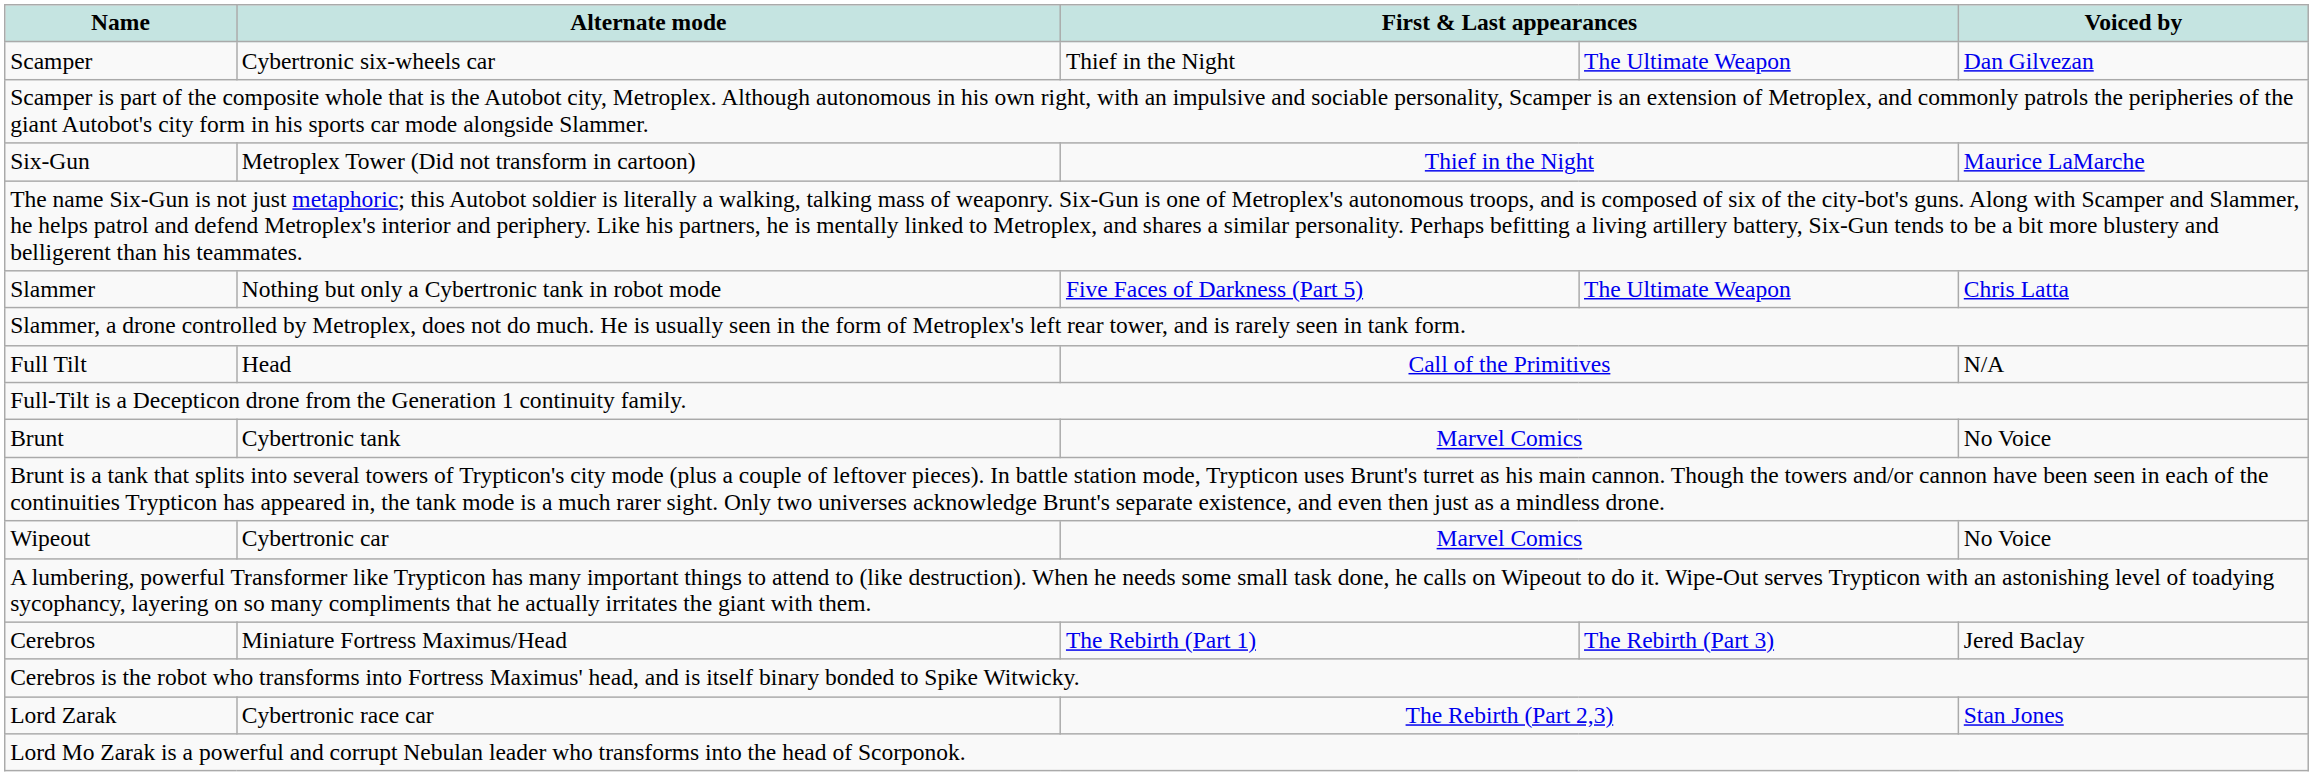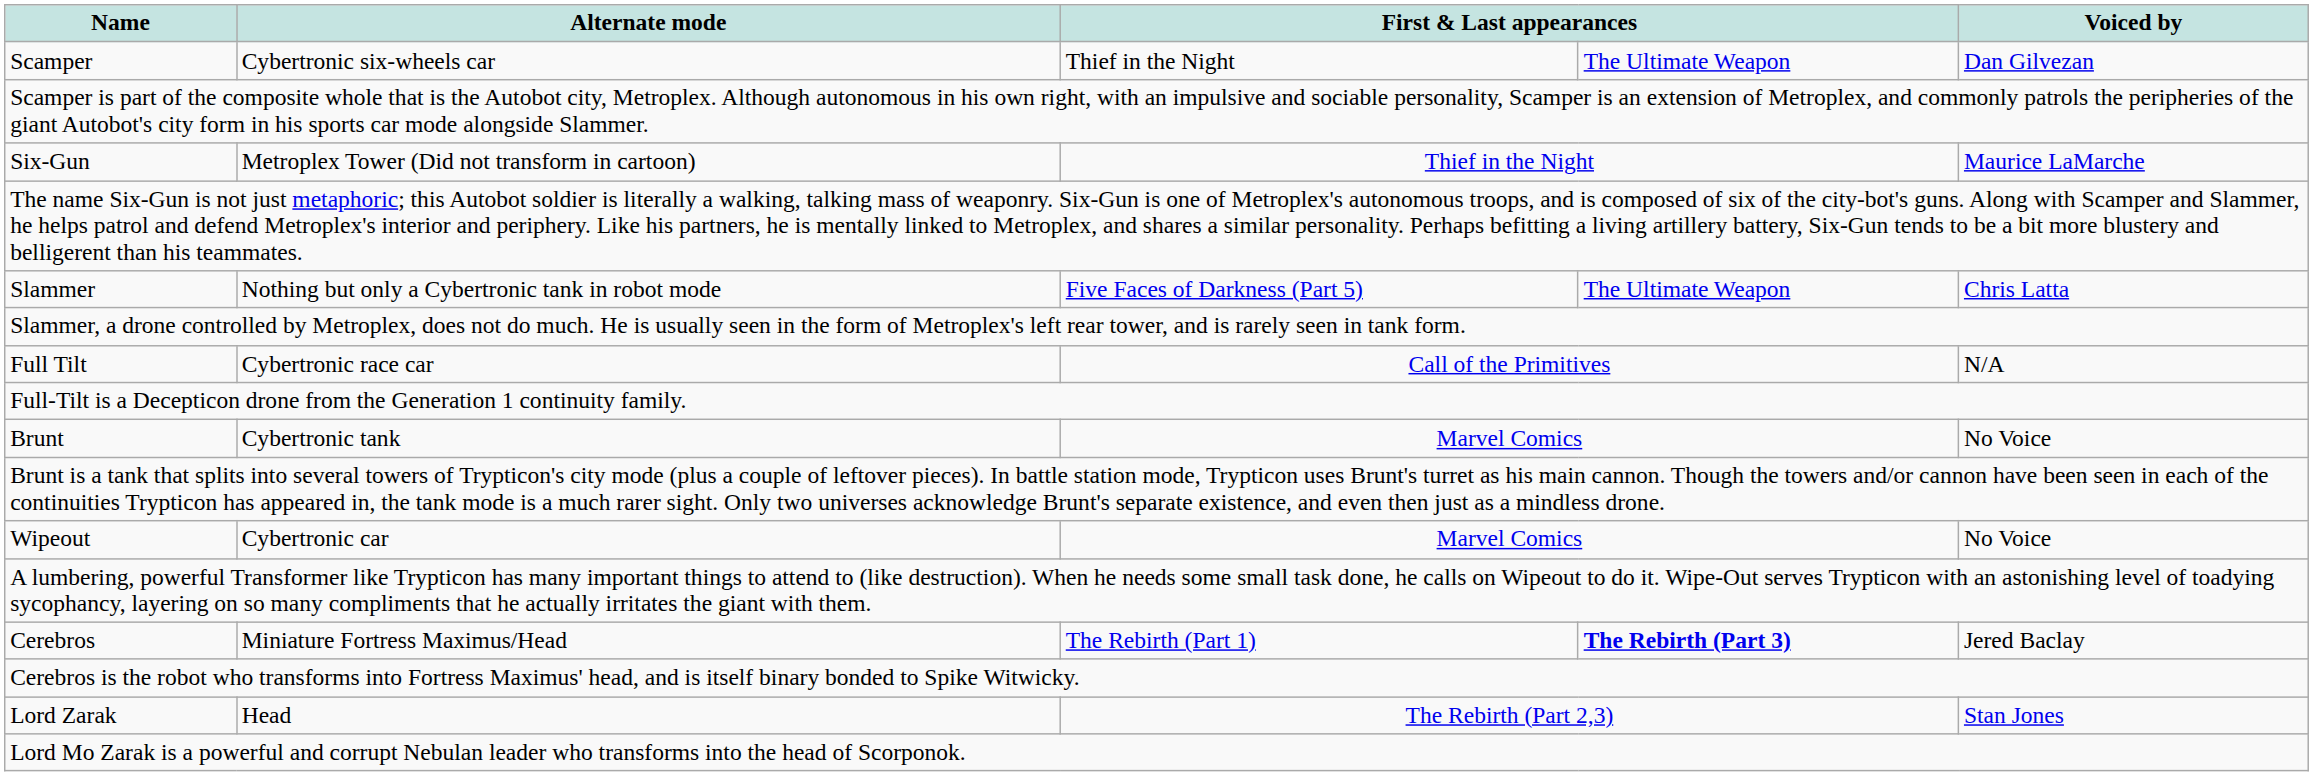(267, 363) Head -> (338, 363) Cybertronic race car
(1679, 640) normal -> (1687, 640) bold
(338, 714) Cybertronic race car -> (266, 714) Head
